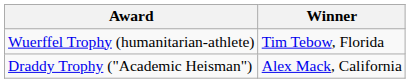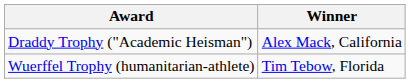rows swapped: (130, 66) <-> (131, 41)
